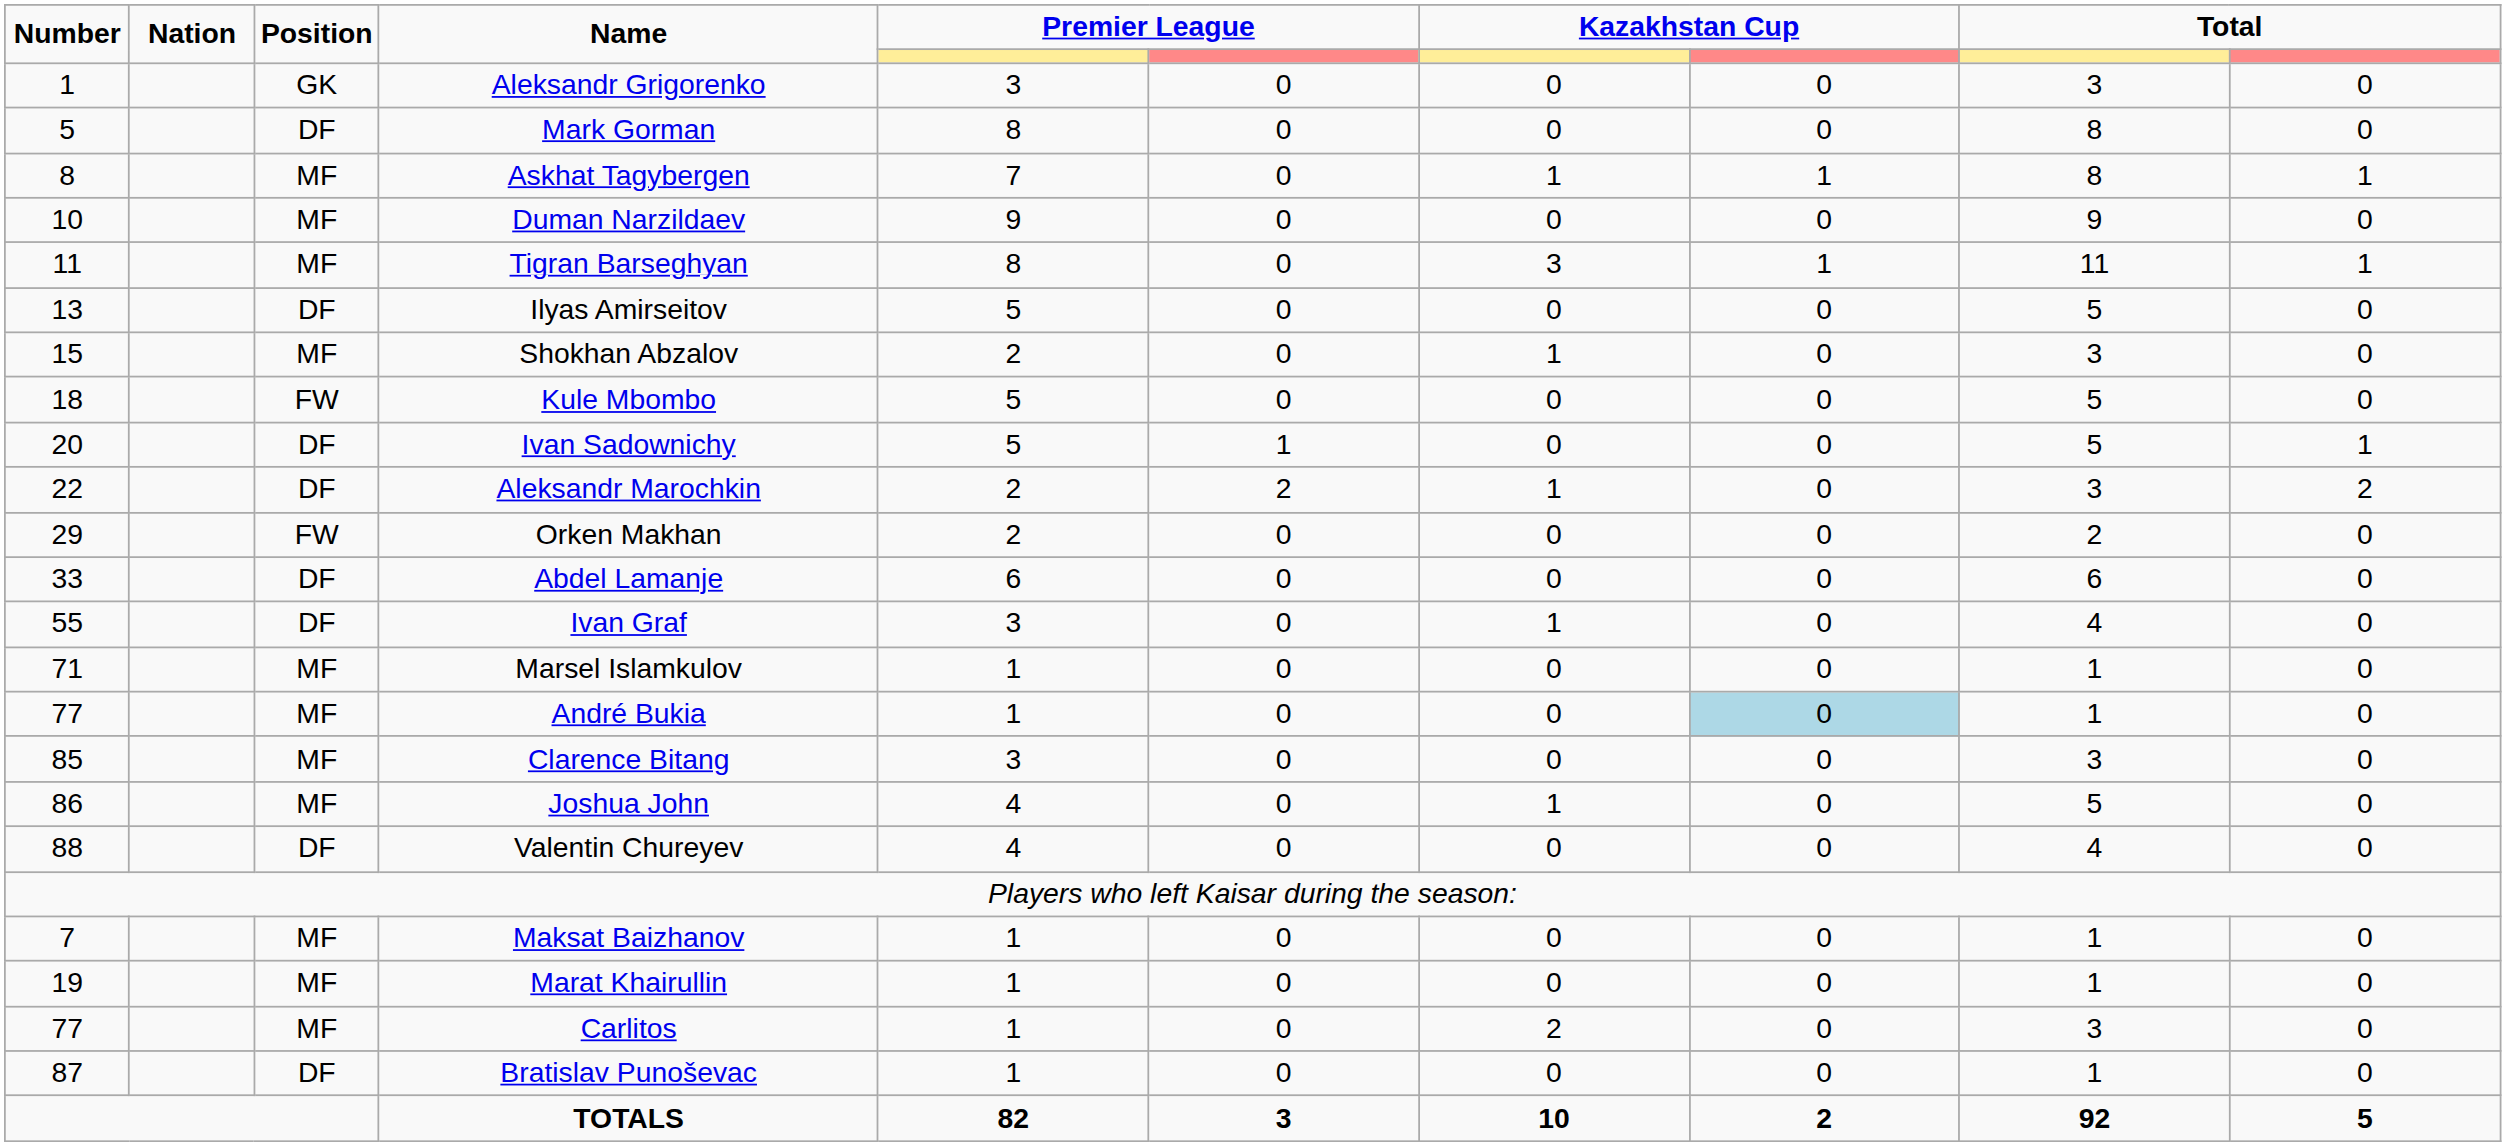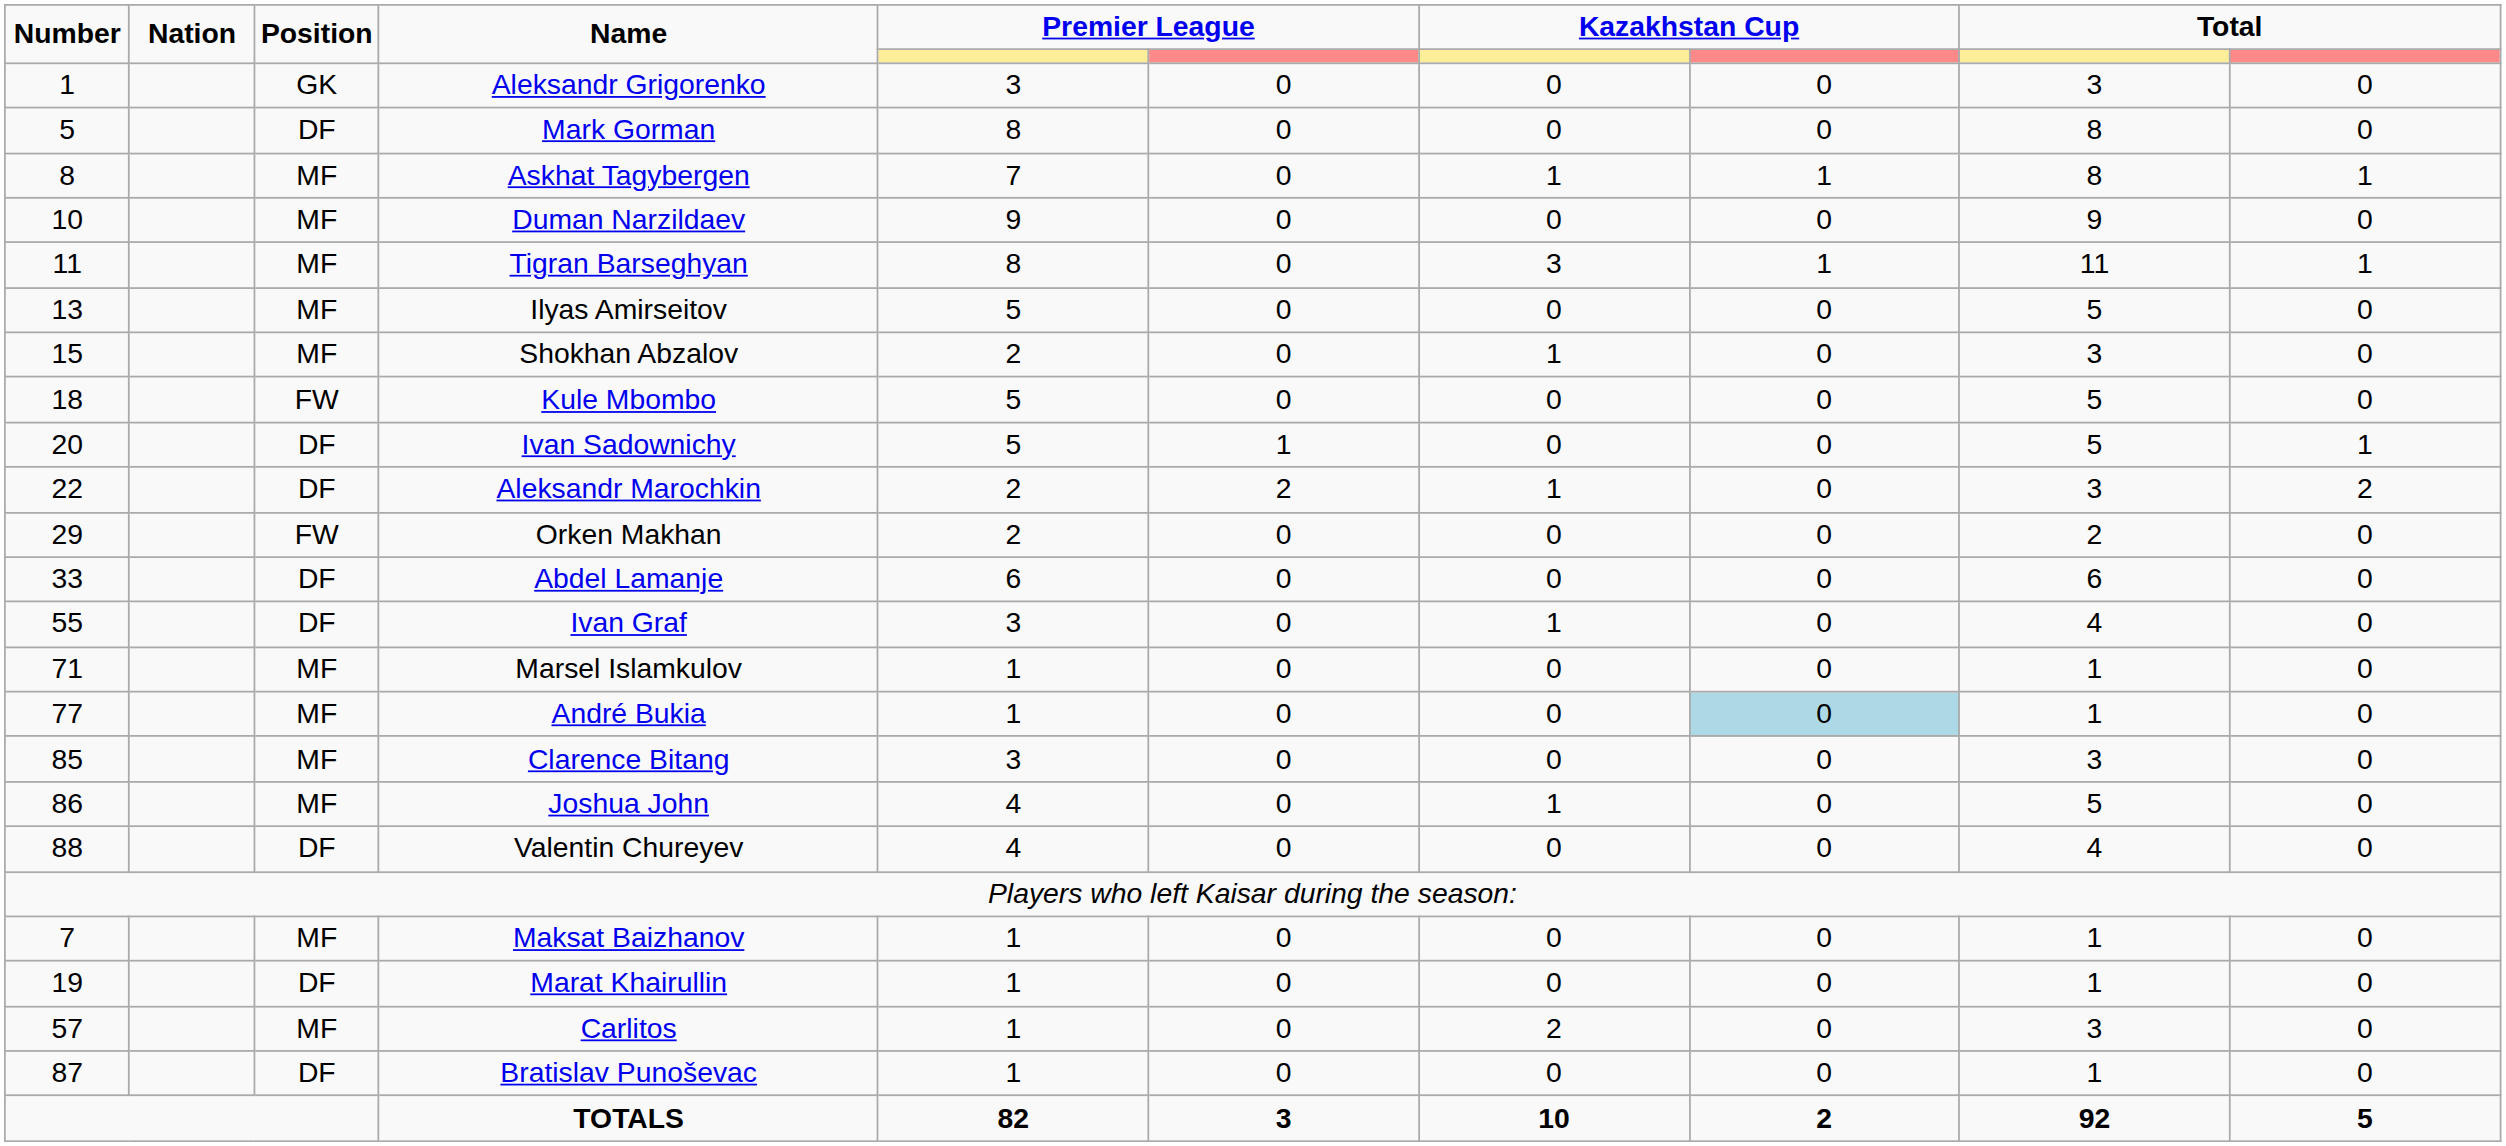(317, 309) DF -> (317, 309) MF
(317, 983) MF -> (317, 983) DF
(67, 1028) 77 -> (67, 1028) 57
